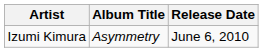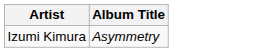- column: (213, 15)
